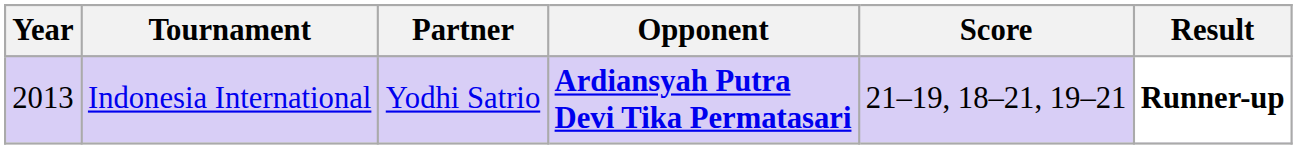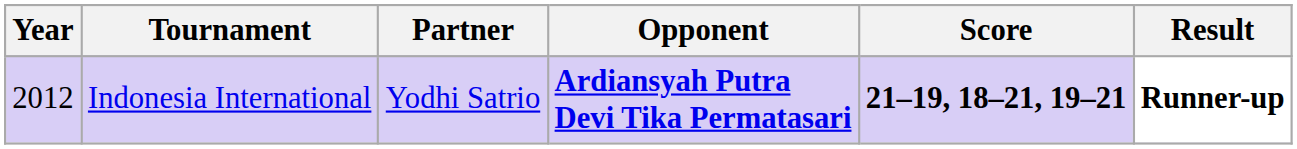(43, 98) 2013 -> (43, 98) 2012
(996, 98) normal -> (996, 98) bold
